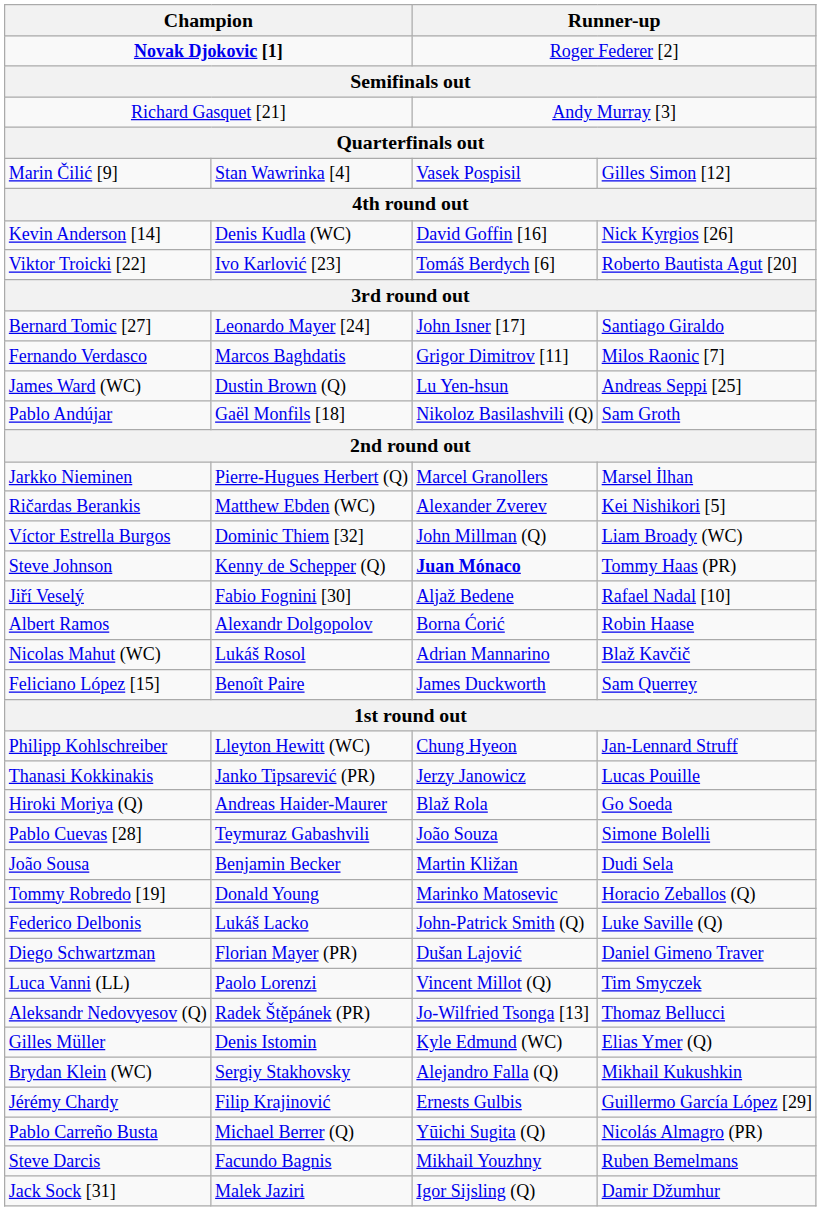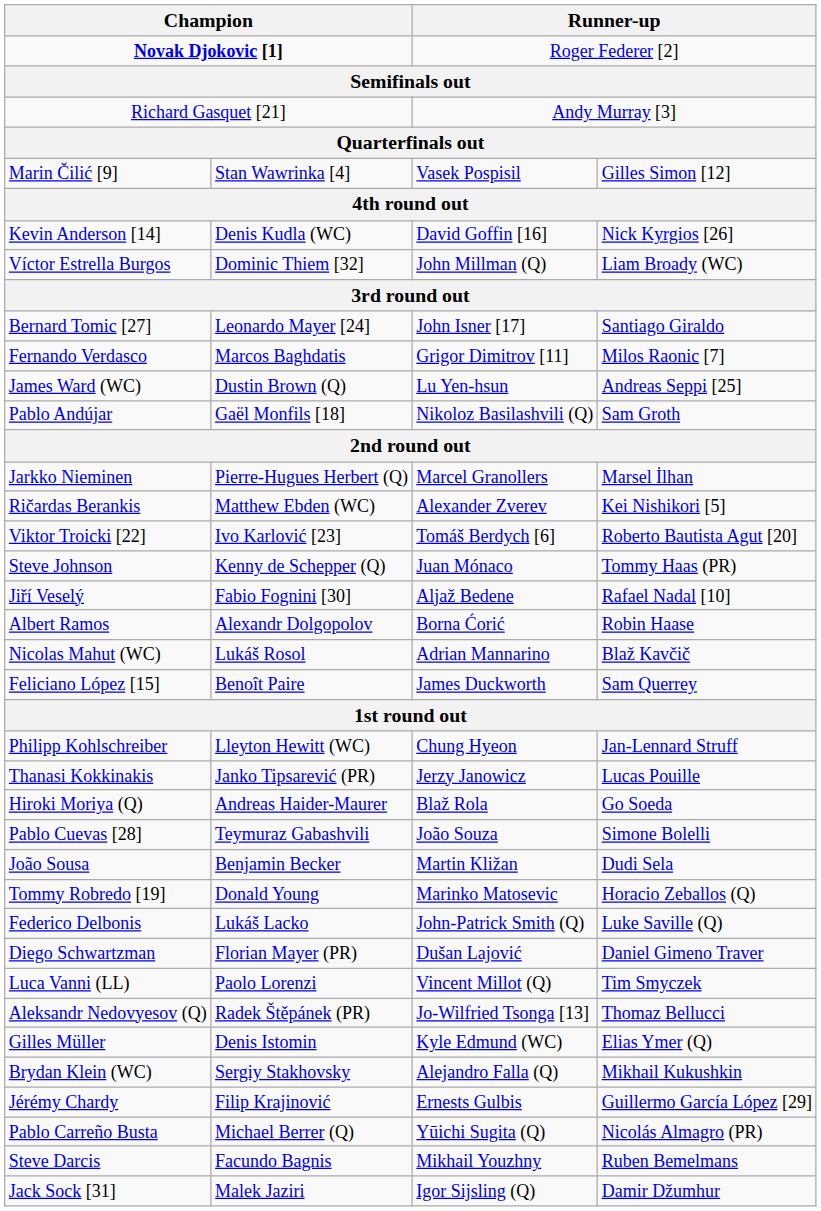rows swapped: (77, 265) <-> (90, 536)
(469, 565) bold -> (465, 565) normal
